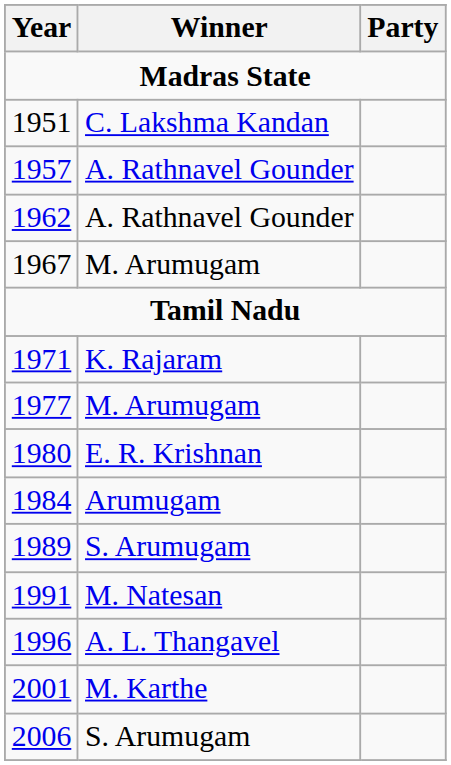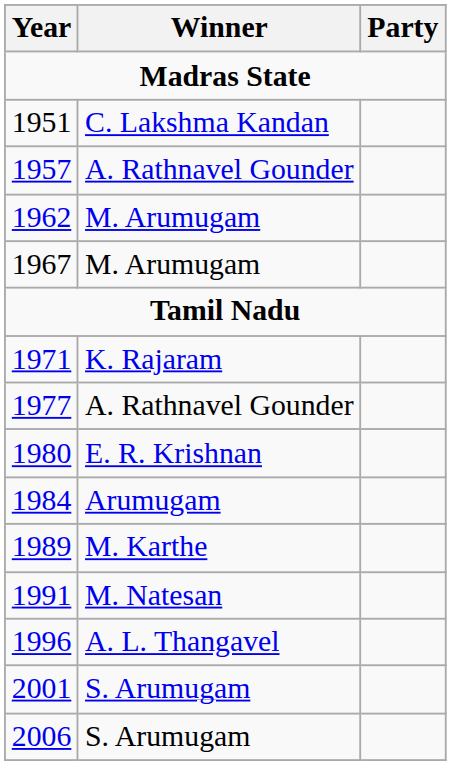(219, 216) A. Rathnavel Gounder -> (173, 216) M. Arumugam
(173, 405) M. Arumugam -> (219, 405) A. Rathnavel Gounder
(168, 547) S. Arumugam -> (146, 547) M. Karthe
(146, 688) M. Karthe -> (168, 688) S. Arumugam
